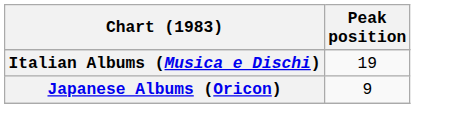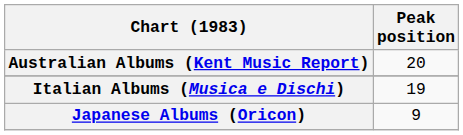+ row: (189, 63)
